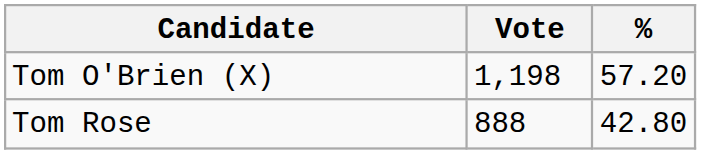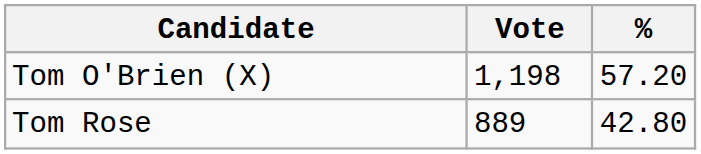(500, 124) 888 -> (500, 124) 889
